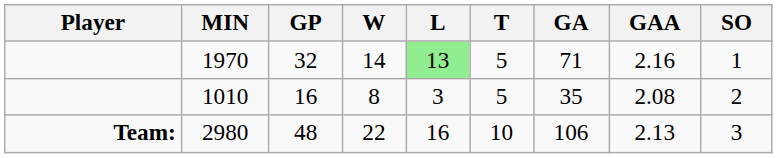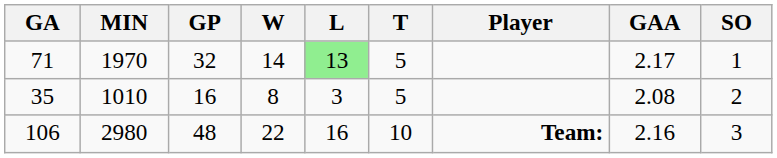columns swapped: (93, 22) <-> (571, 22)
(655, 59) 2.16 -> (655, 59) 2.17
(655, 133) 2.13 -> (655, 133) 2.16
